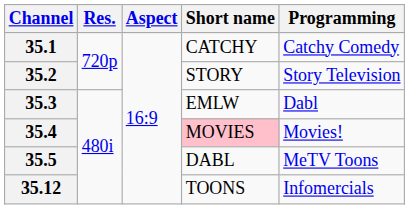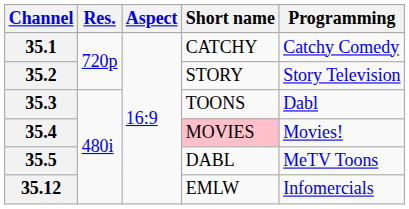(213, 103) EMLW -> (216, 103) TOONS
(216, 189) TOONS -> (213, 189) EMLW
